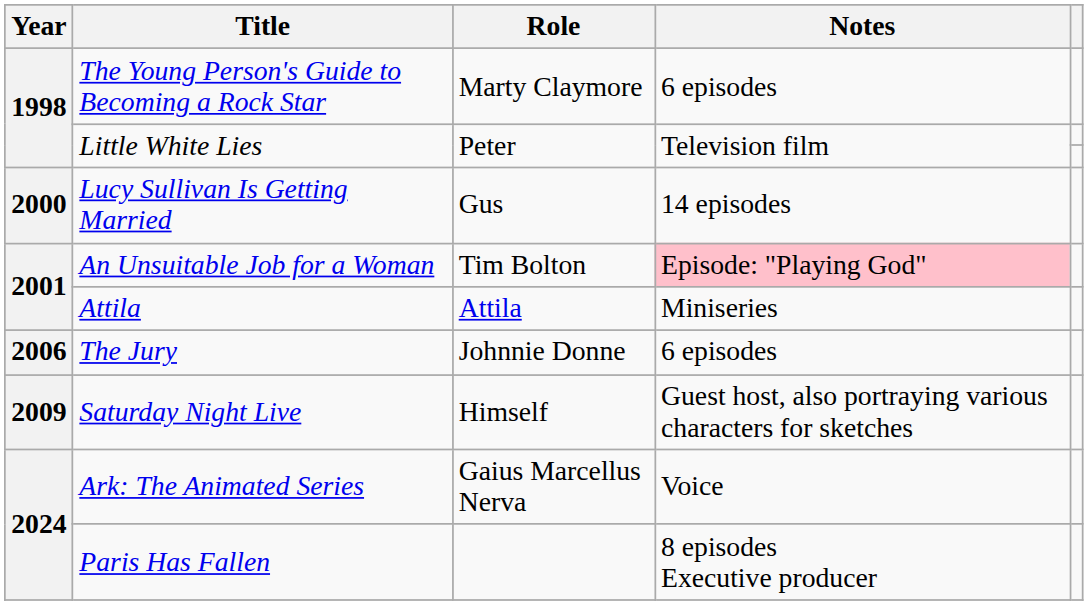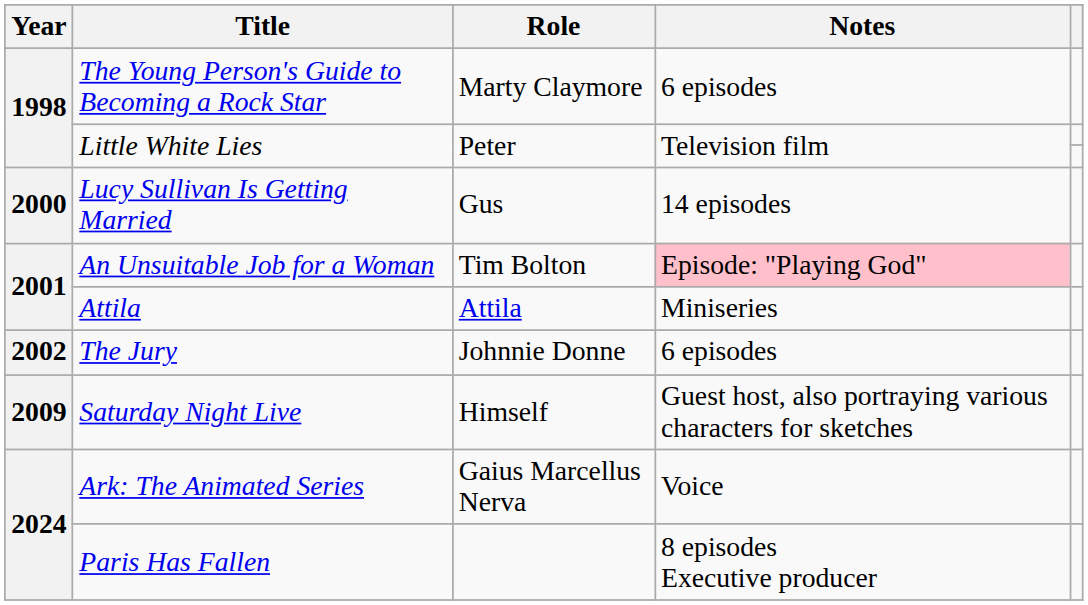(39, 352) 2006 -> (39, 352) 2002
